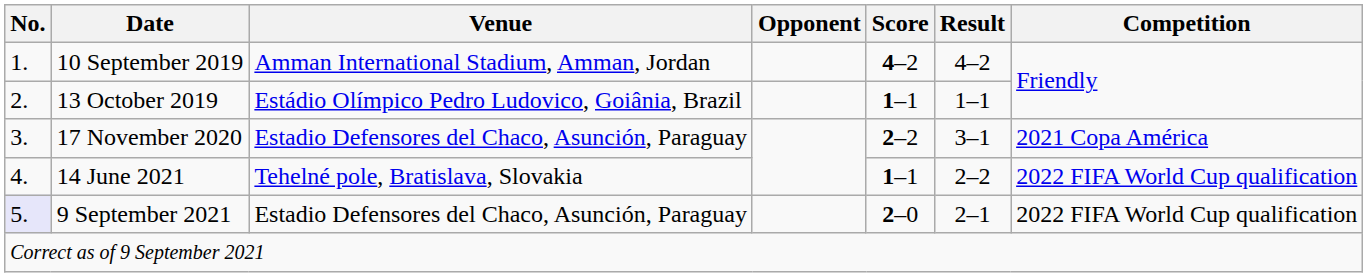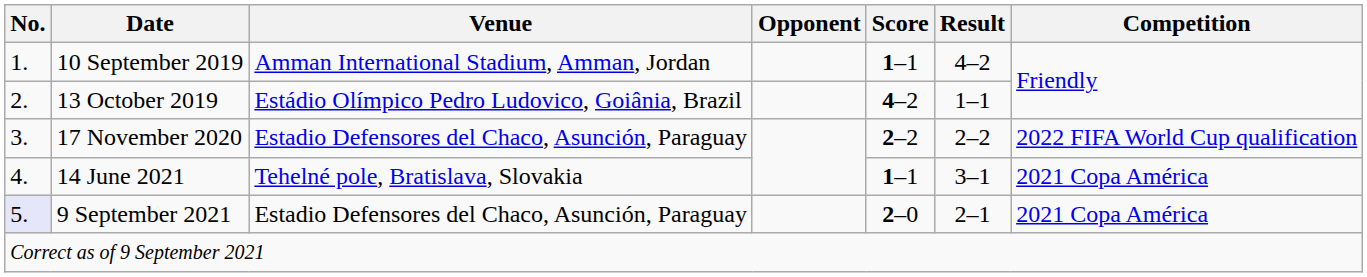(900, 61) 4–2 -> (900, 61) 1–1
(900, 99) 1–1 -> (900, 99) 4–2
(972, 137) 3–1 -> (972, 137) 2–2
(1112, 137) 2021 Copa América -> (1187, 137) 2022 FIFA World Cup qualification
(972, 175) 2–2 -> (972, 175) 3–1
(1187, 175) 2022 FIFA World Cup qualification -> (1112, 175) 2021 Copa América
(1187, 213) 2022 FIFA World Cup qualification -> (1112, 213) 2021 Copa América
